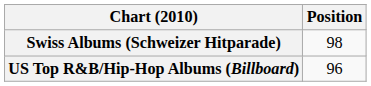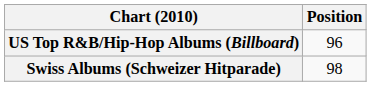rows swapped: (154, 42) <-> (154, 68)
